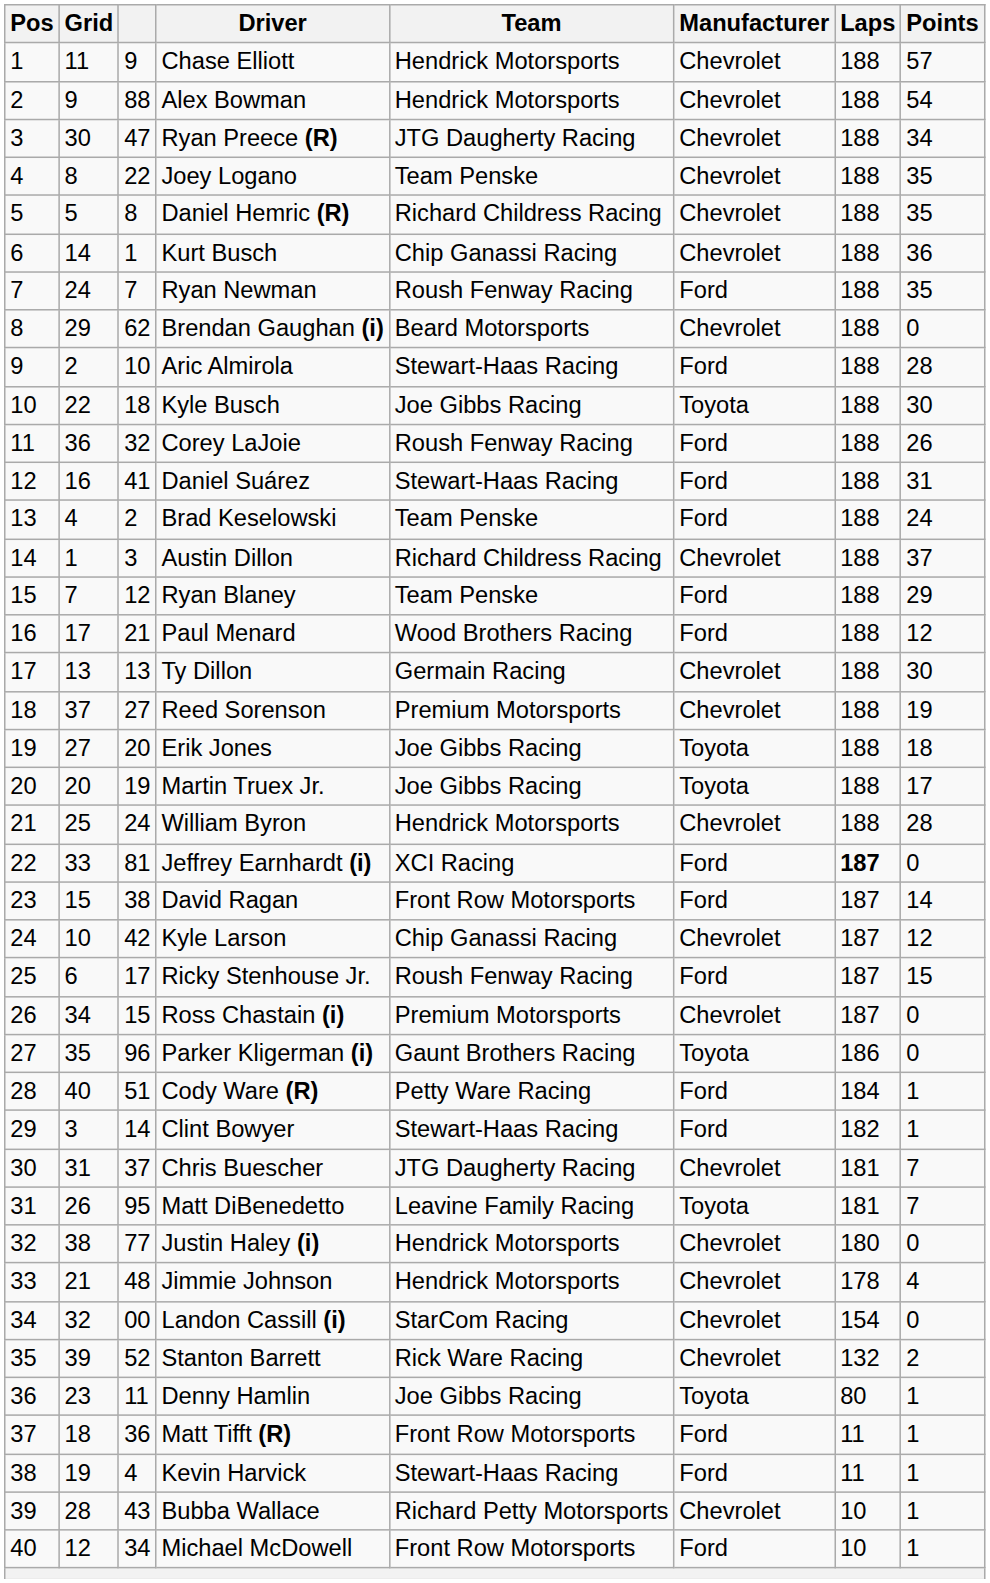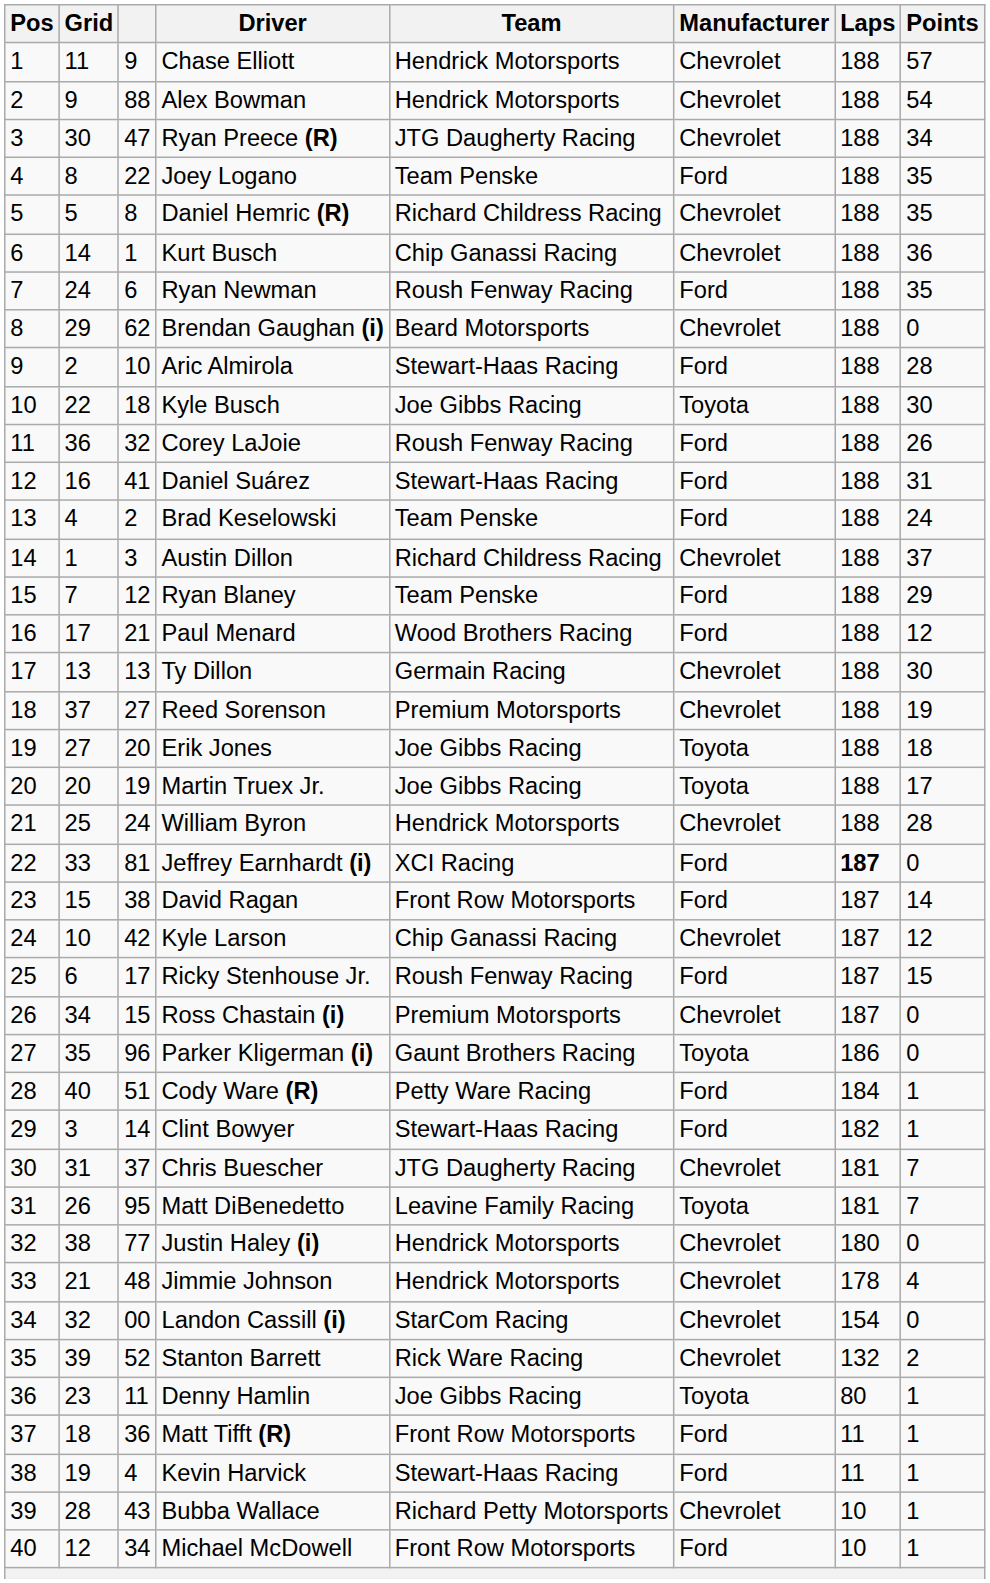(730, 175) Chevrolet -> (704, 175) Ford
(131, 290) 7 -> (131, 290) 6
